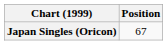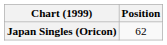(141, 31) 67 -> (141, 31) 62
